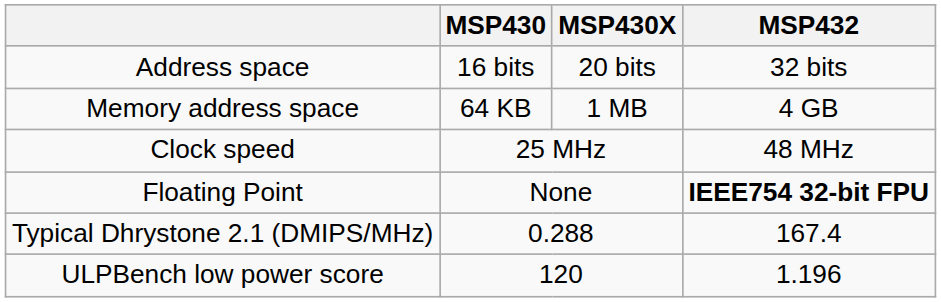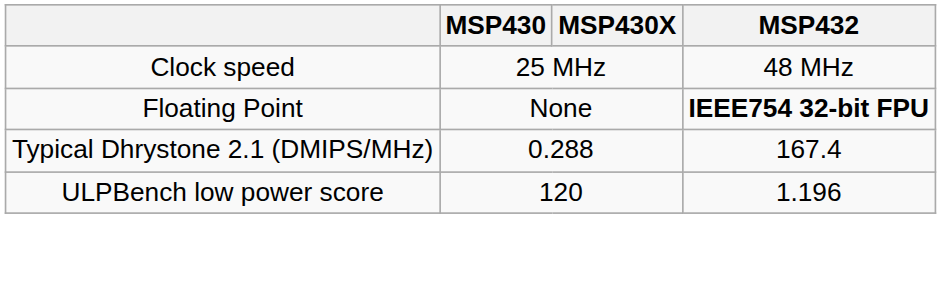- row: (223, 66)
- row: (223, 108)
